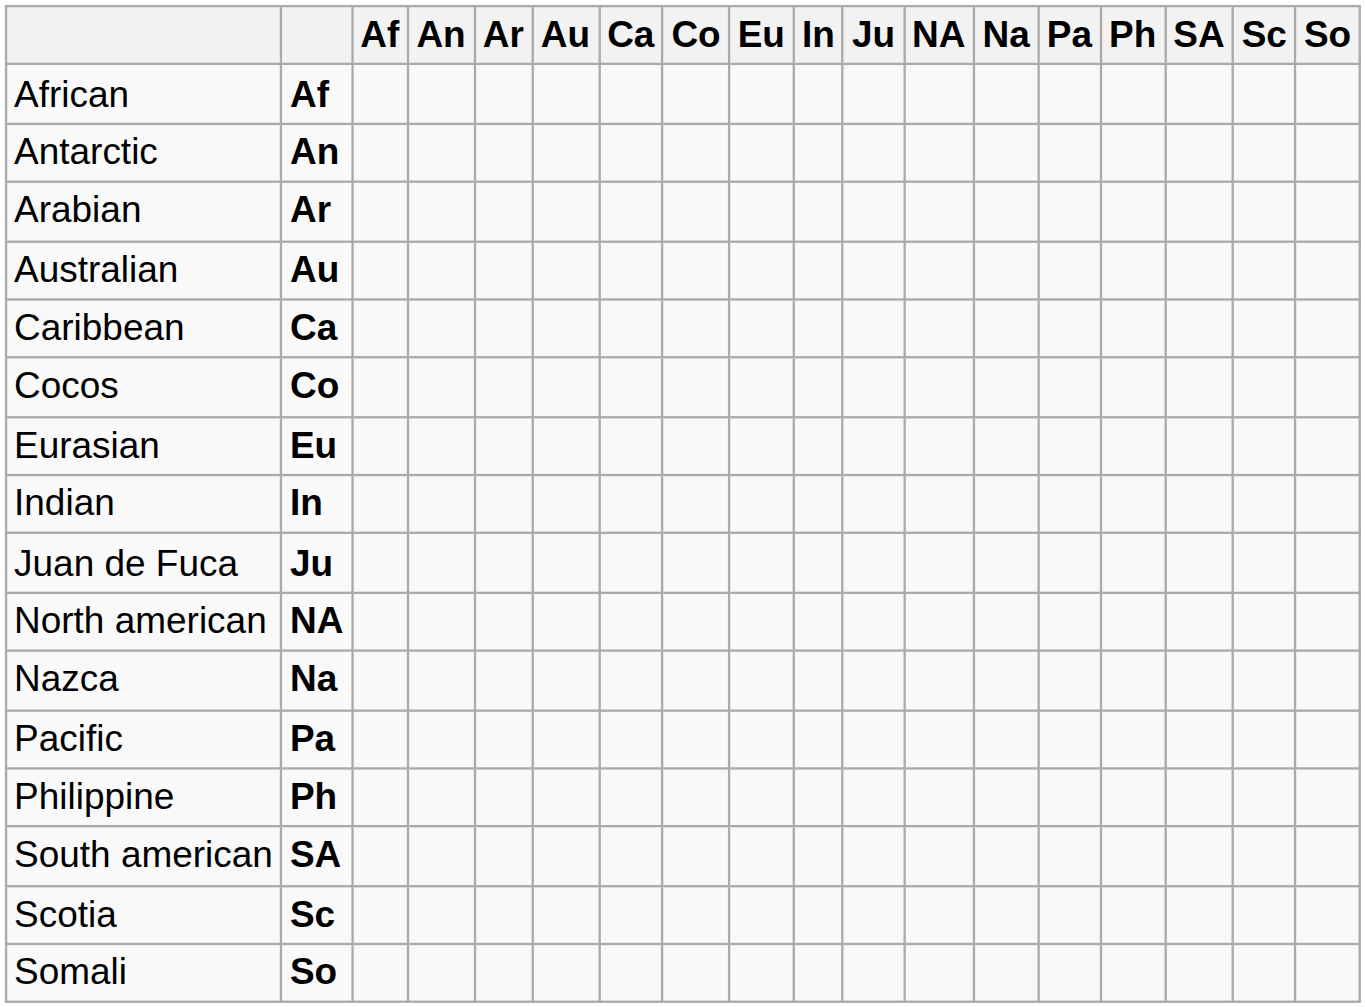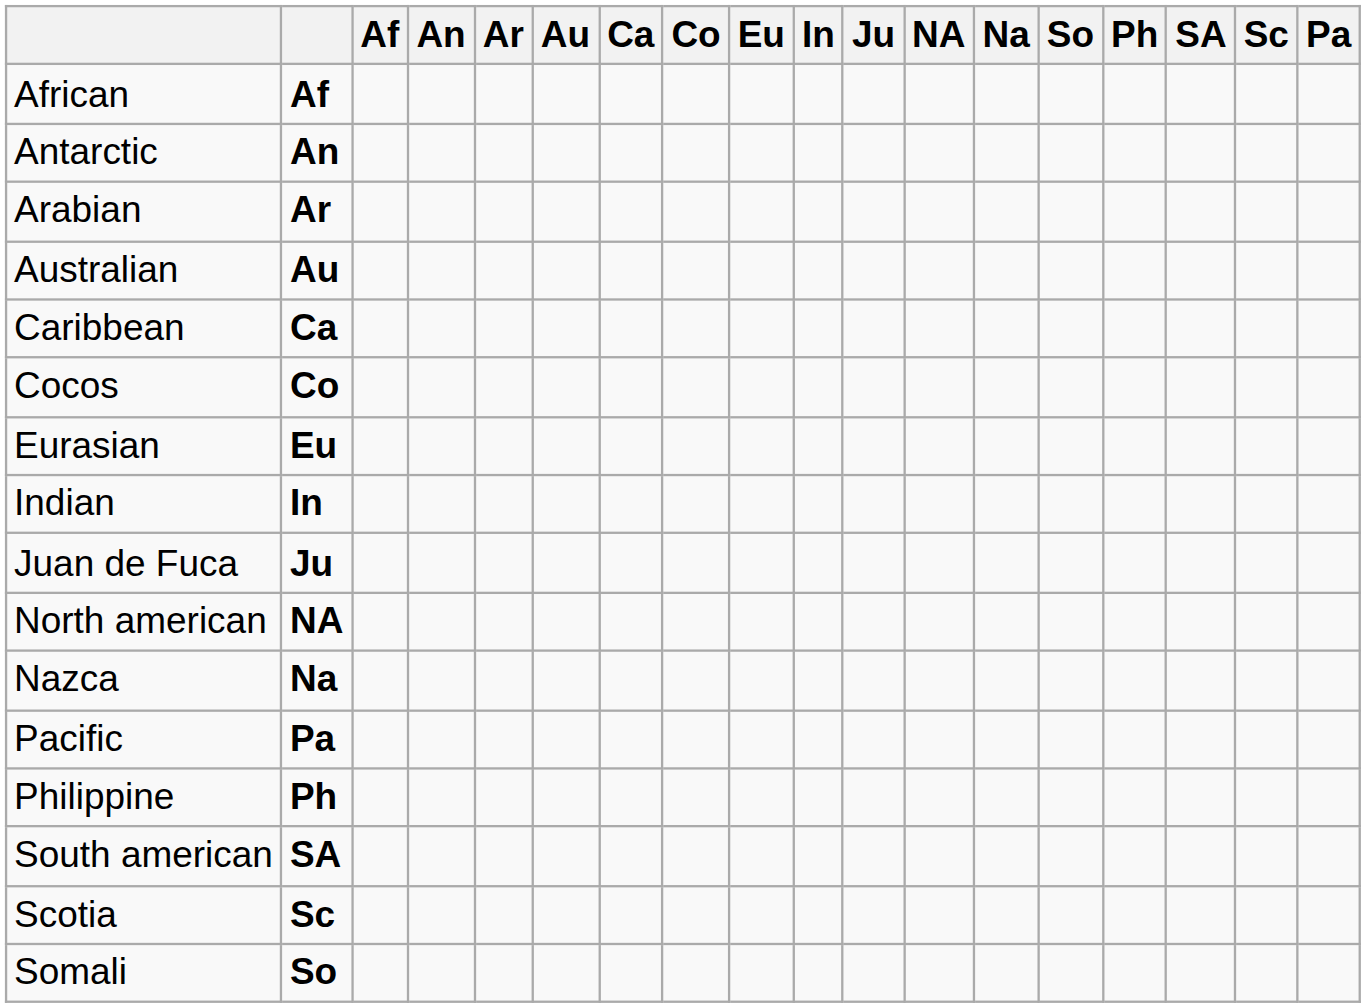columns swapped: (1069, 34) <-> (1328, 34)
